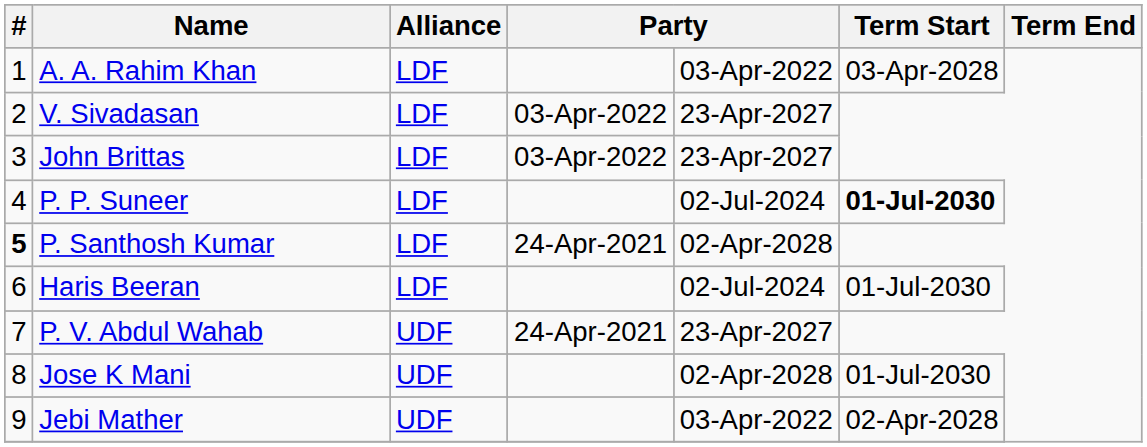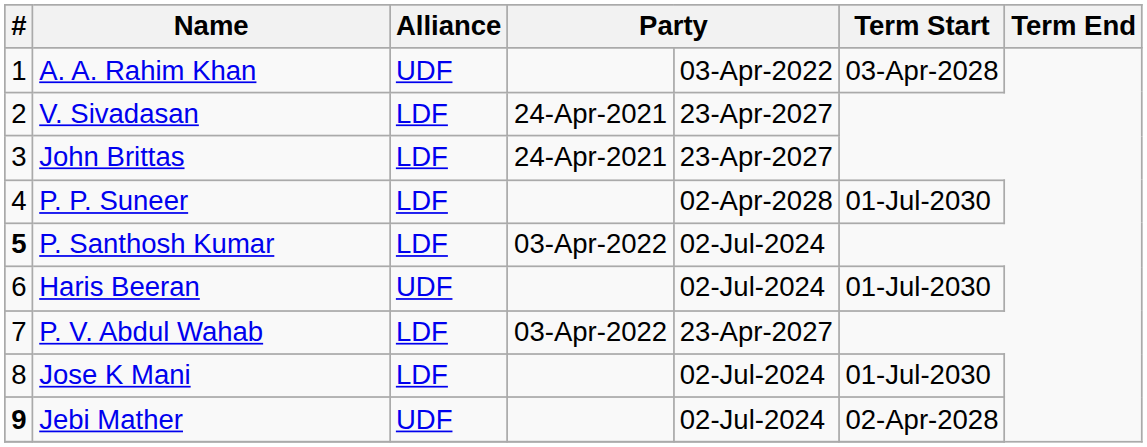(422, 69) LDF -> (424, 69) UDF
(591, 113) 03-Apr-2022 -> (591, 113) 24-Apr-2021
(591, 157) 03-Apr-2022 -> (591, 157) 24-Apr-2021
(752, 200) 02-Jul-2024 -> (756, 200) 02-Apr-2028
(920, 200) bold -> (918, 200) normal
(591, 244) 24-Apr-2021 -> (591, 244) 03-Apr-2022
(756, 244) 02-Apr-2028 -> (752, 244) 02-Jul-2024
(422, 288) LDF -> (424, 288) UDF
(424, 331) UDF -> (422, 331) LDF
(591, 331) 24-Apr-2021 -> (591, 331) 03-Apr-2022
(424, 375) UDF -> (422, 375) LDF
(756, 375) 02-Apr-2028 -> (752, 375) 02-Jul-2024
(19, 419) normal -> (19, 419) bold
(756, 419) 03-Apr-2022 -> (752, 419) 02-Jul-2024
